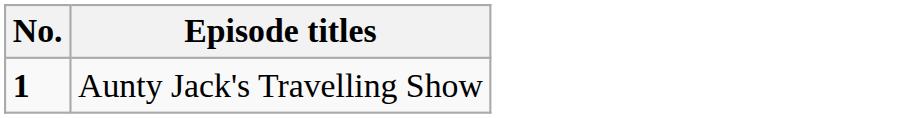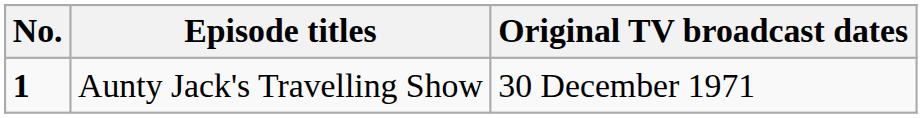+ column: (703, 31)
